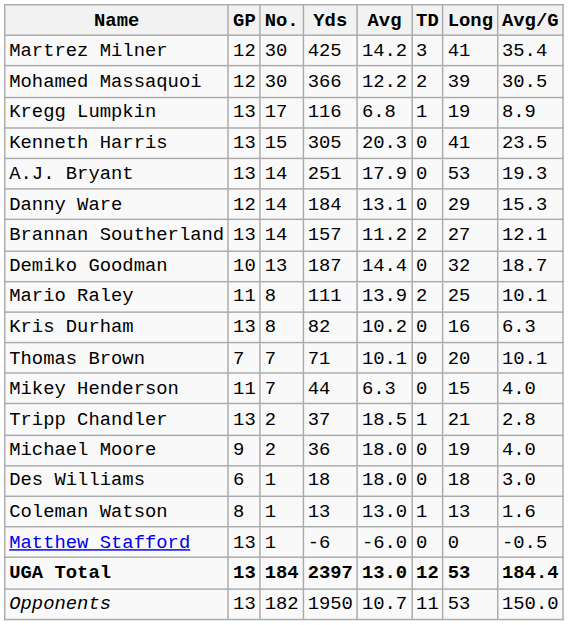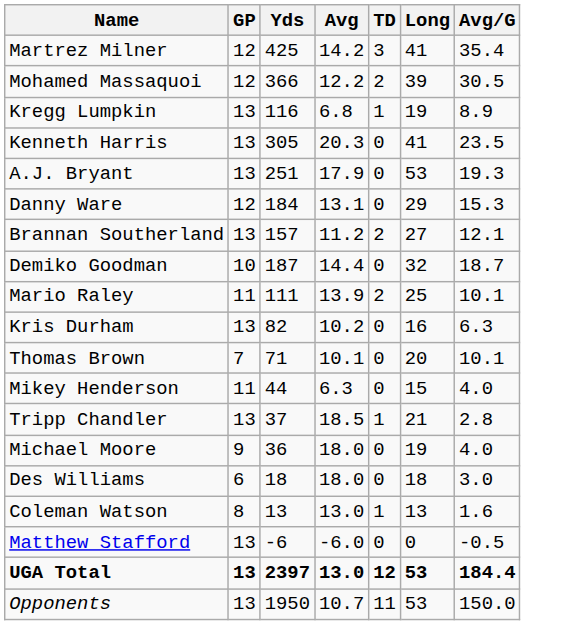- column: (282, 20)
